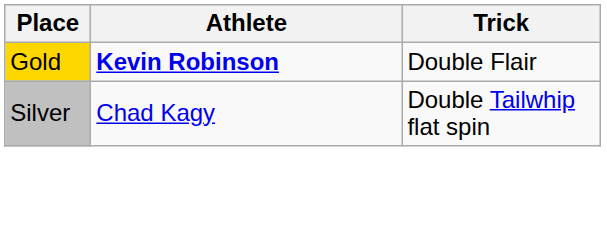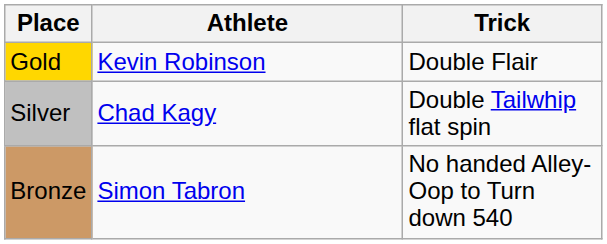(188, 61) bold -> (181, 61) normal
+ row: (48, 191)
